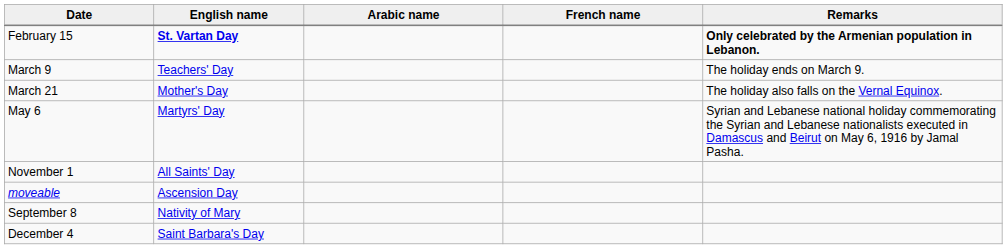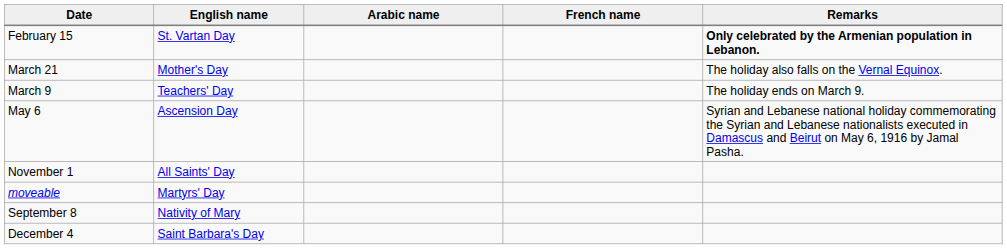(198, 36) bold -> (196, 36) normal
rows swapped: (30, 70) <-> (33, 91)
(191, 111) Martyrs' Day -> (198, 111) Ascension Day
(198, 192) Ascension Day -> (191, 192) Martyrs' Day
